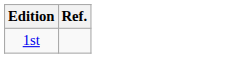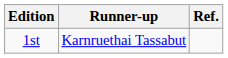+ column: (124, 16)
